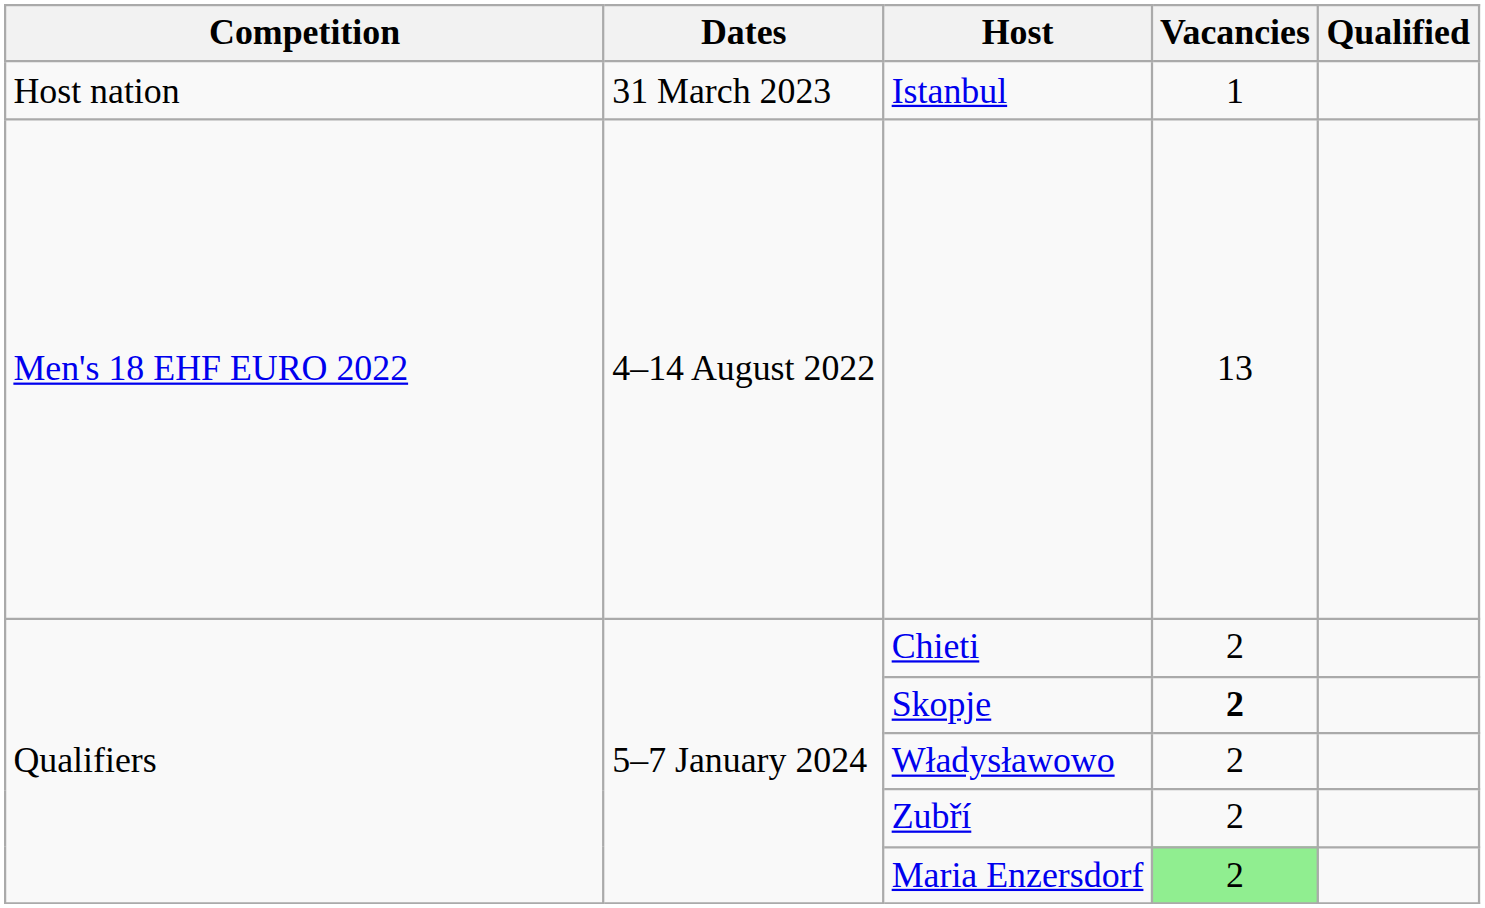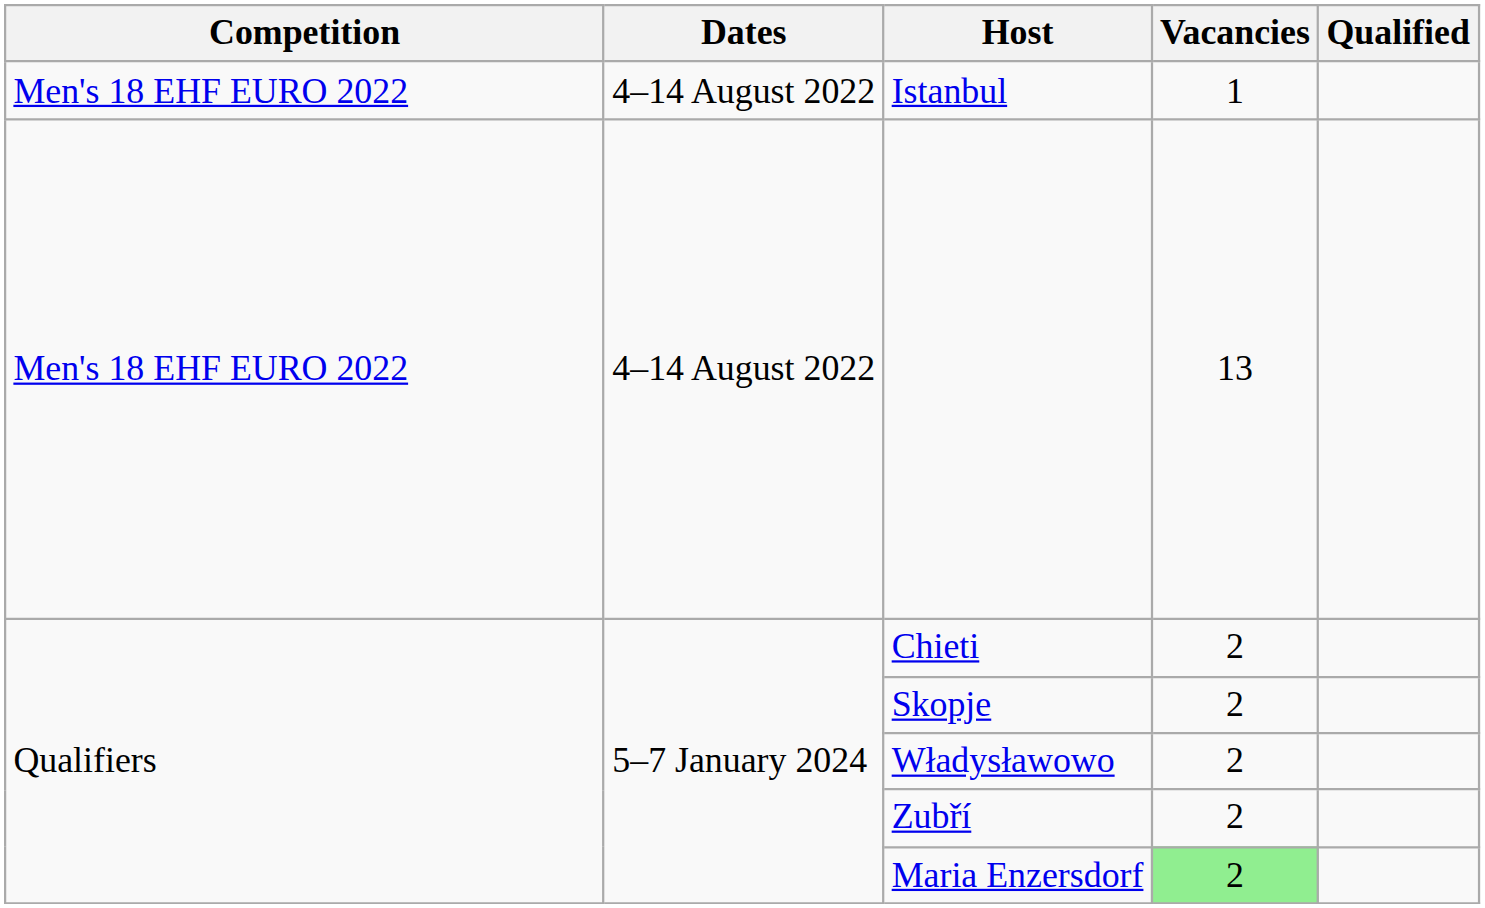(97, 89) Host nation -> (211, 89) Men's 18 EHF EURO 2022
(722, 89) 31 March 2023 -> (744, 89) 4–14 August 2022
(1235, 703) bold -> (1235, 703) normal
